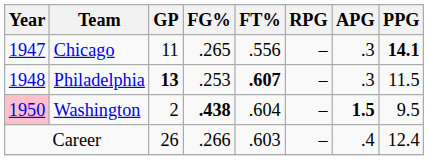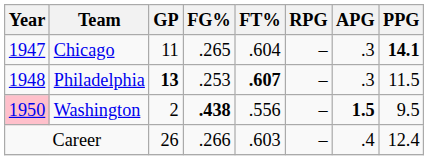(265, 49) .556 -> (265, 49) .604
(265, 109) .604 -> (265, 109) .556
